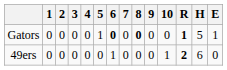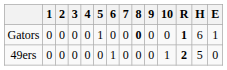(113, 34) bold -> (113, 34) normal
(200, 34) 5 -> (200, 34) 6
(200, 55) 6 -> (200, 55) 5
